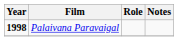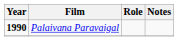(17, 28) 1998 -> (17, 28) 1990
